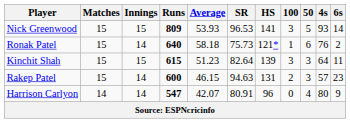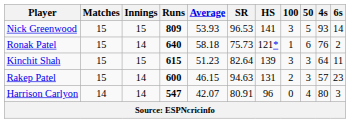(338, 93) 9 -> (338, 93) 3
